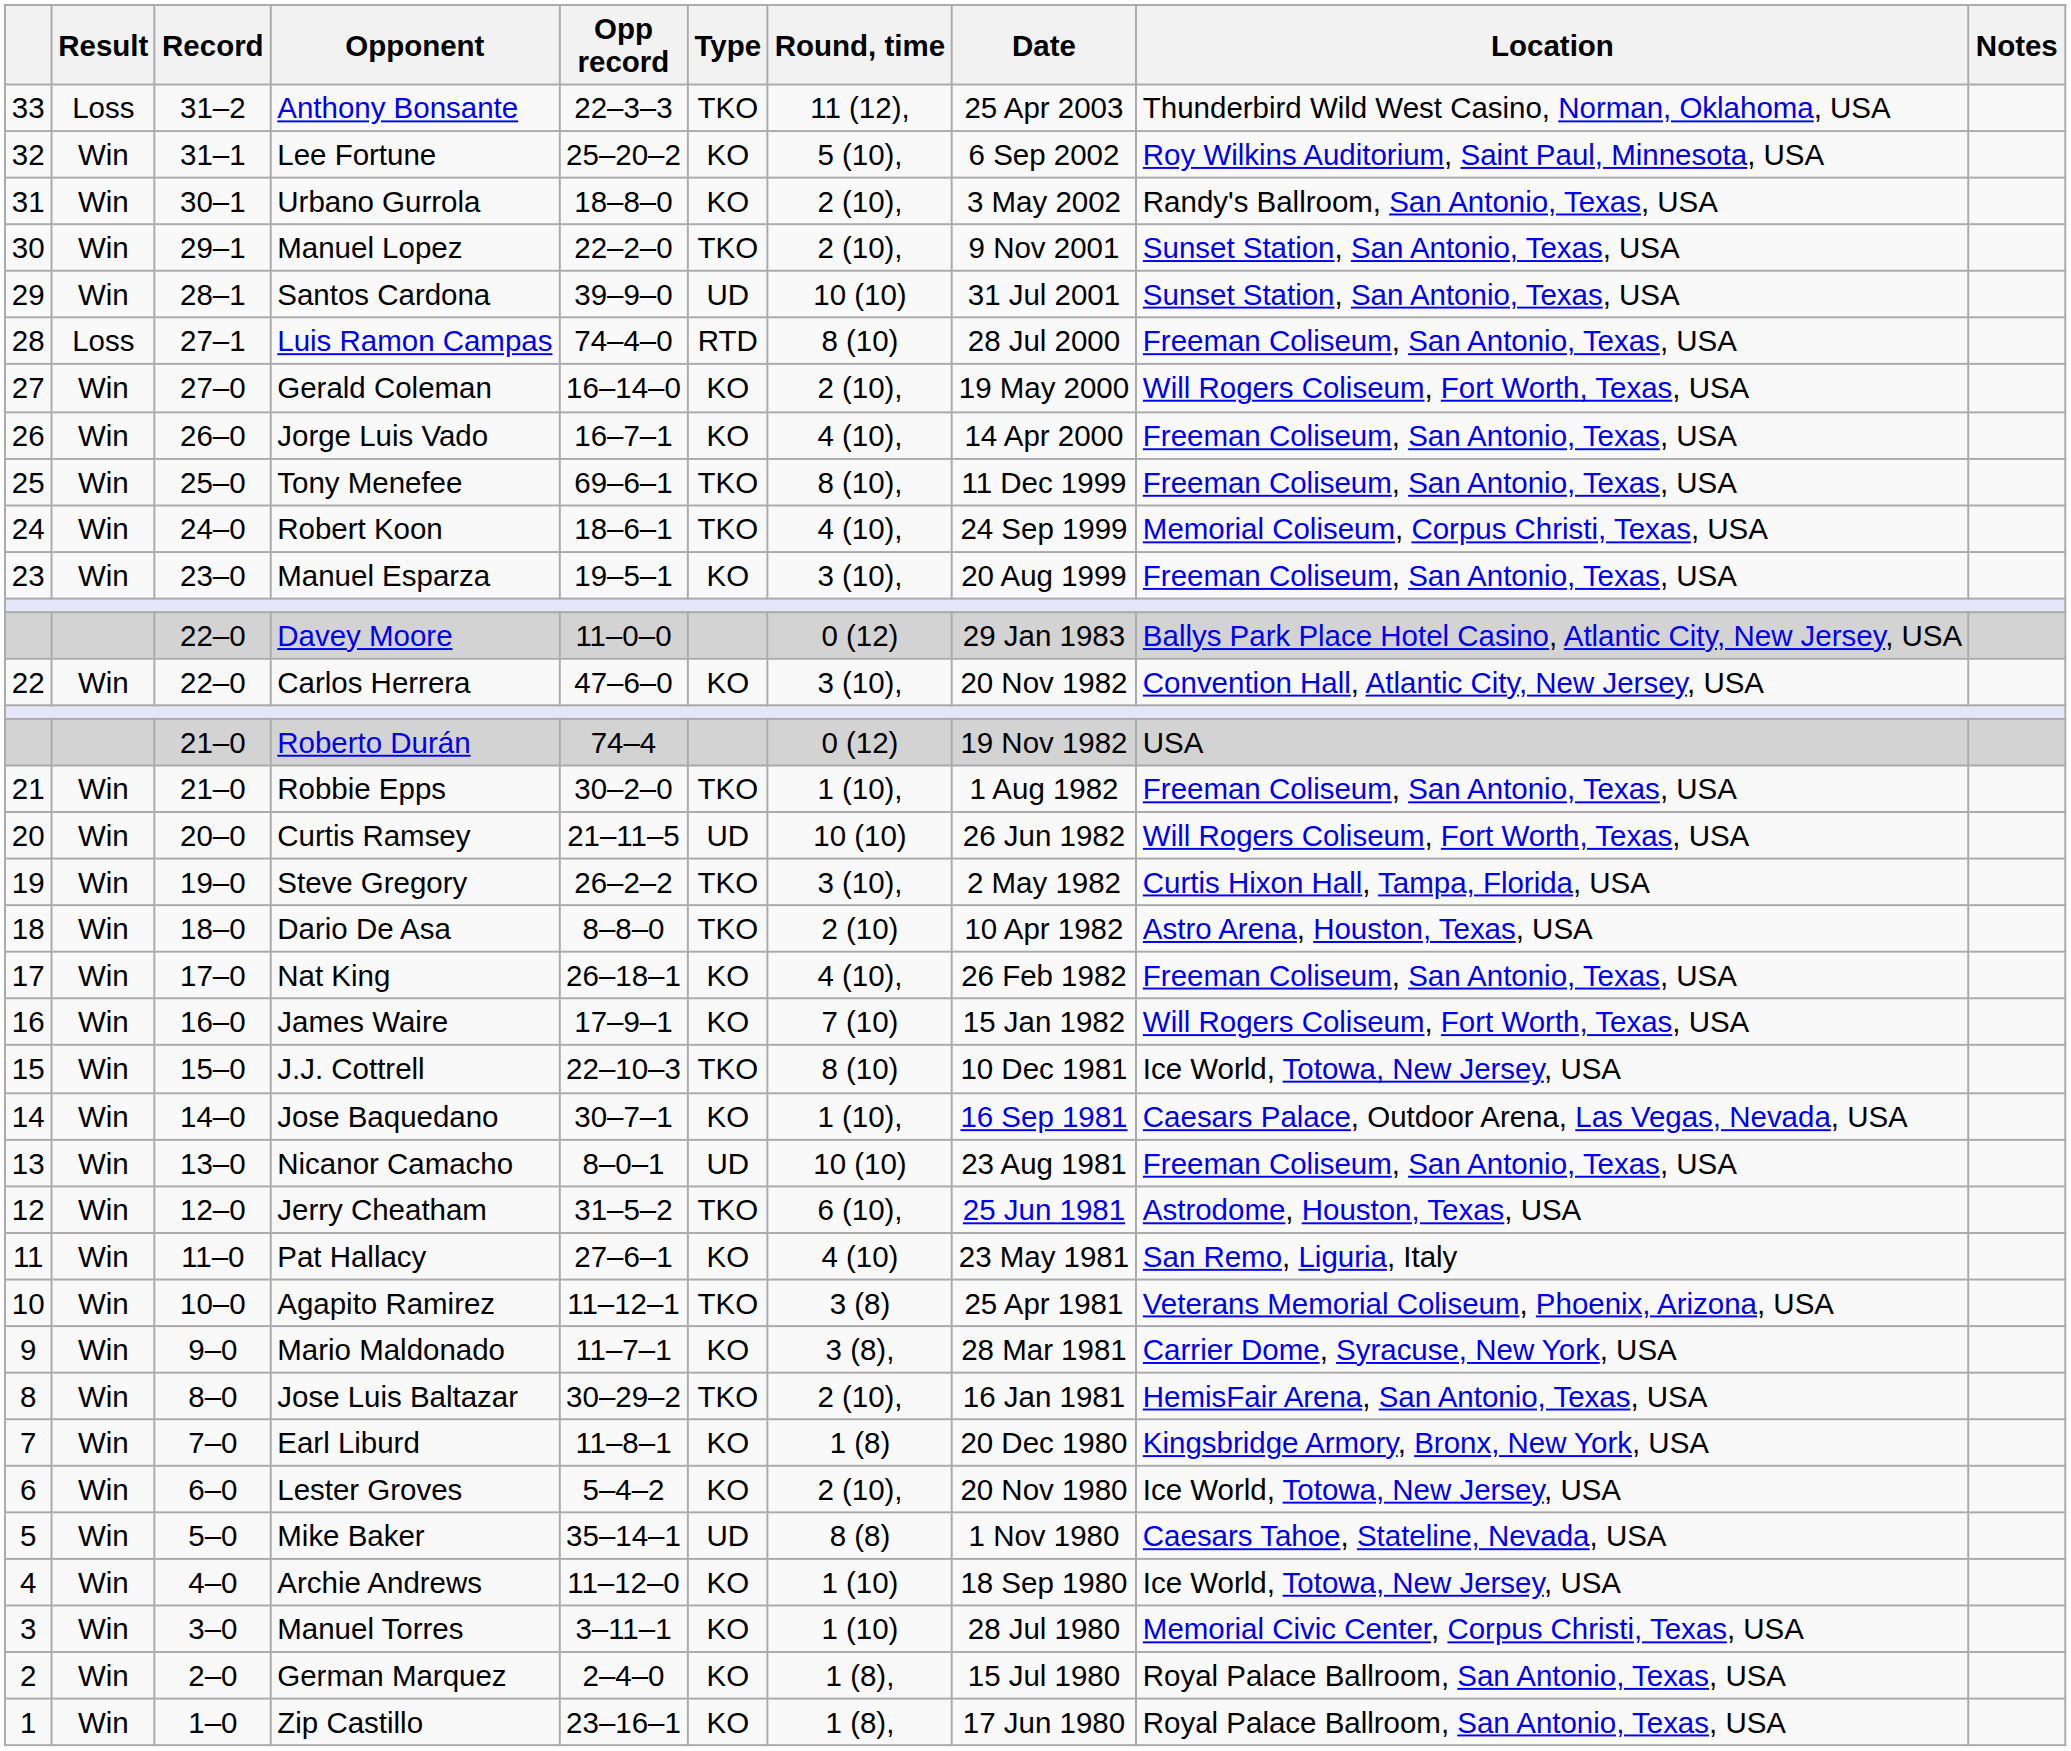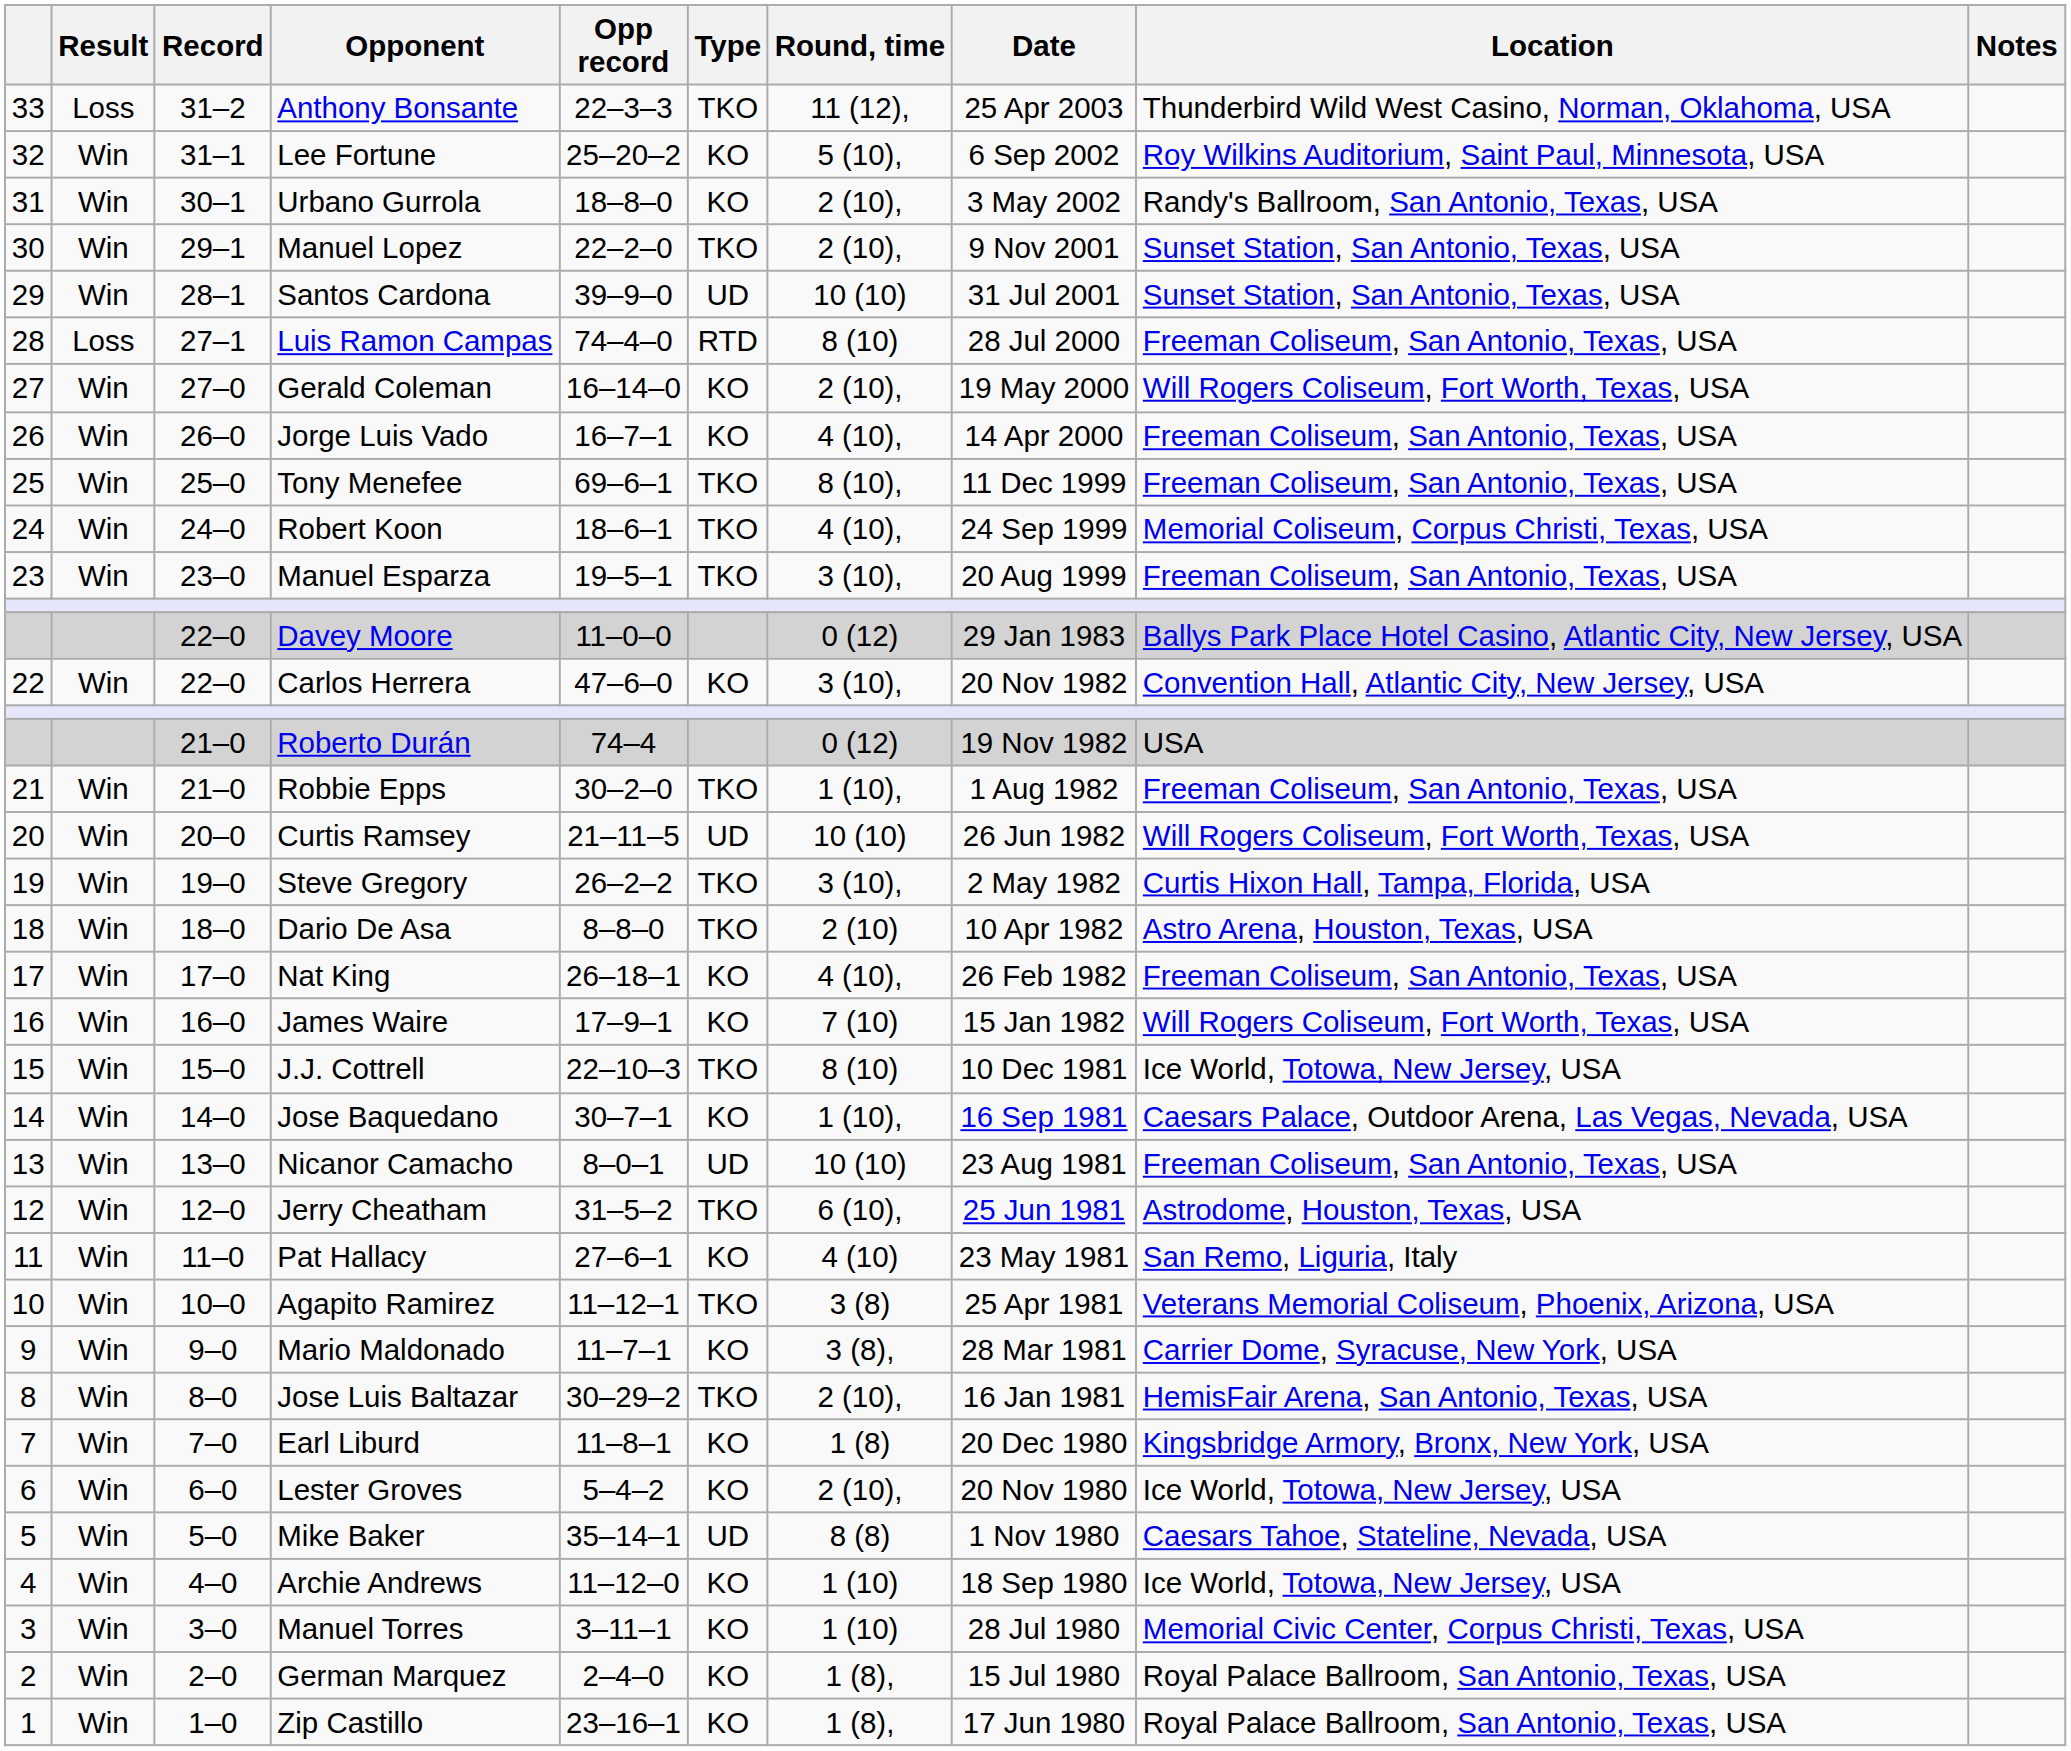(728, 575) KO -> (728, 575) TKO
